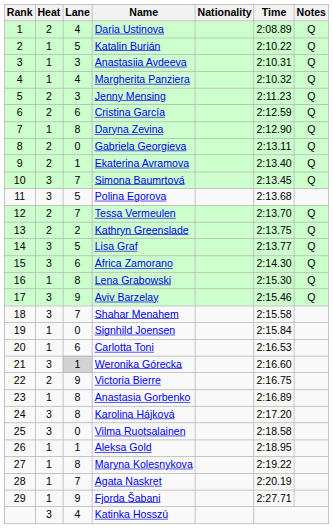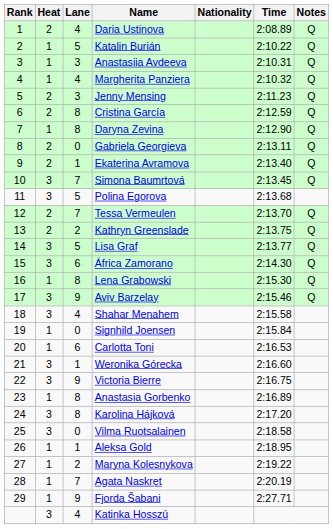(78, 113) 6 -> (78, 113) 8
(78, 314) 7 -> (78, 314) 4
(78, 364) lightgrey background -> (78, 364) no background
(49, 381) 2 -> (49, 381) 3
(78, 465) 8 -> (78, 465) 2
